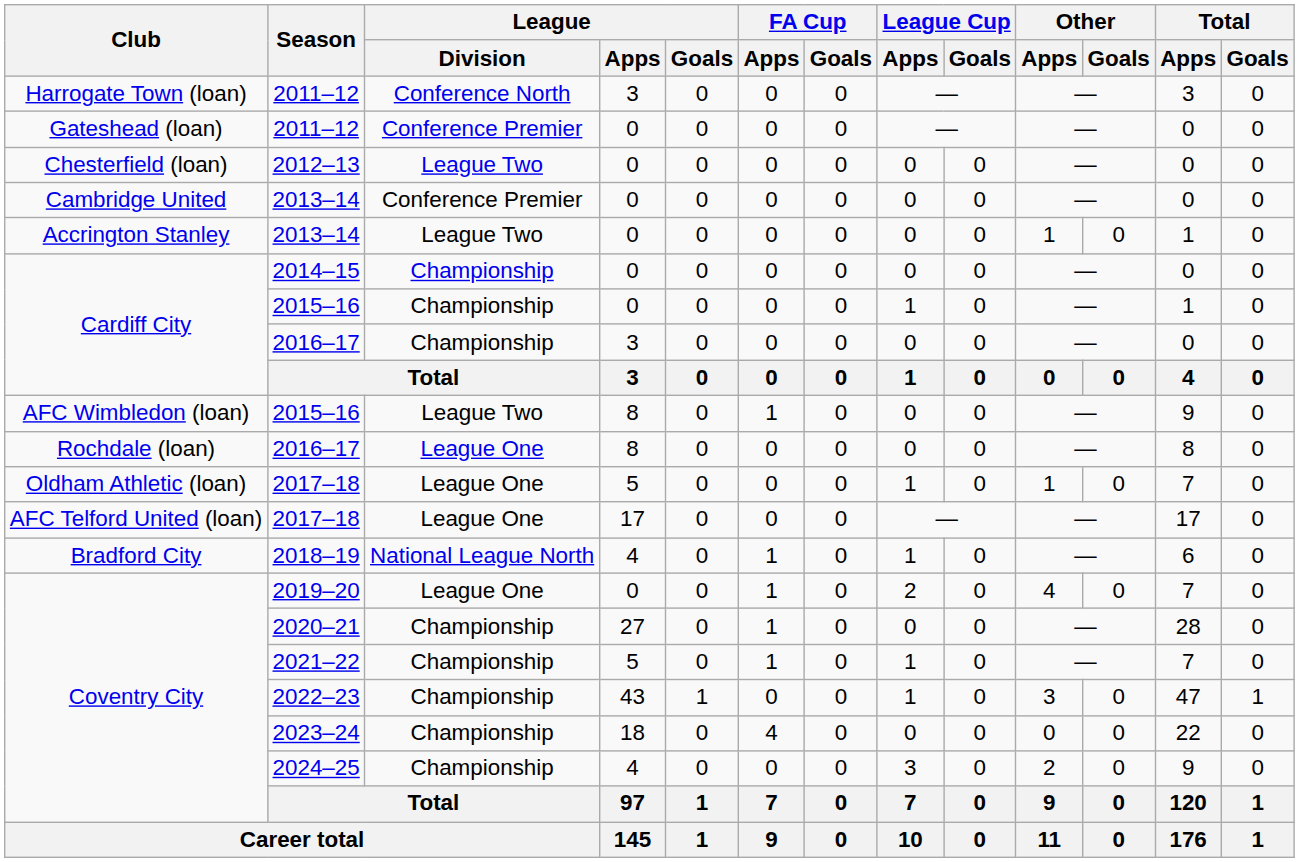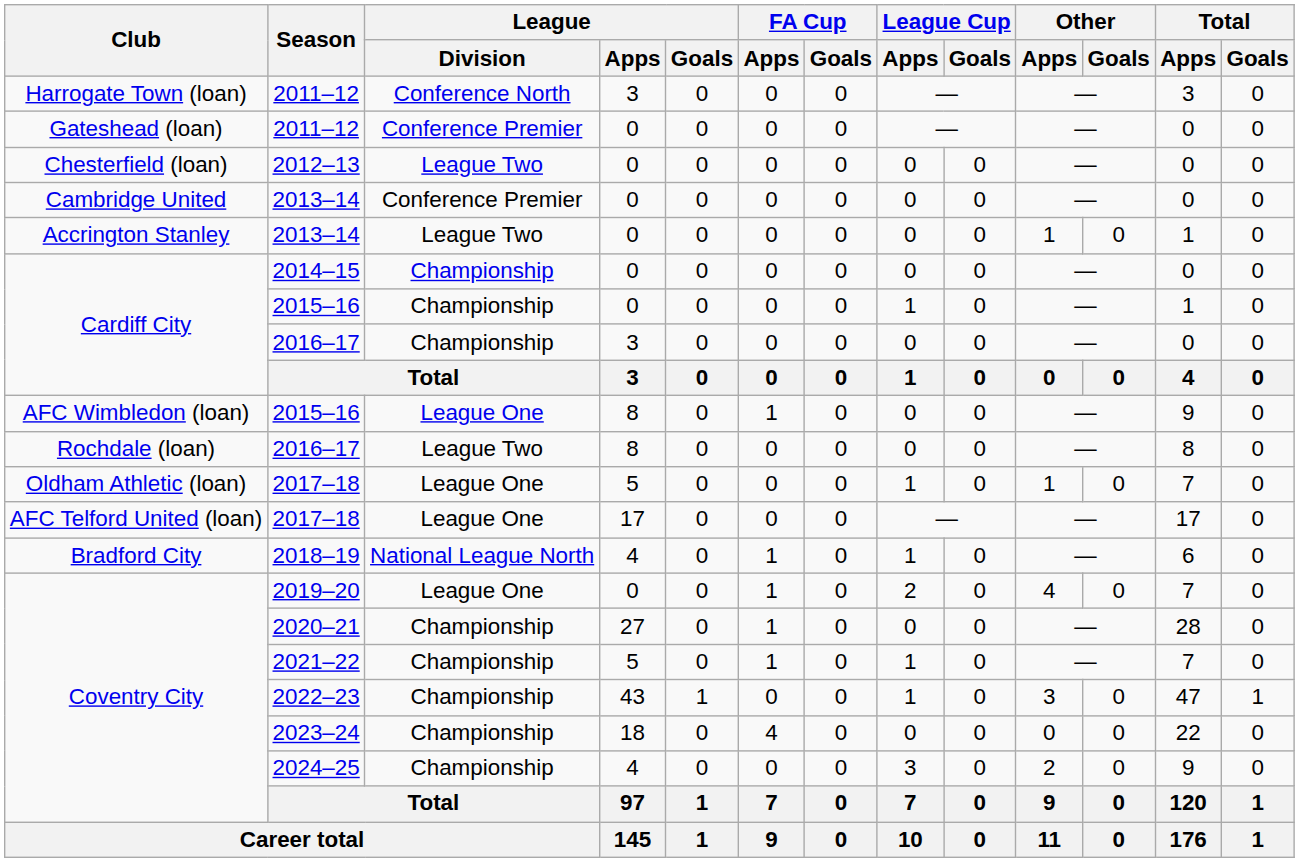(482, 413) League Two -> (482, 413) League One
(482, 448) League One -> (482, 448) League Two
